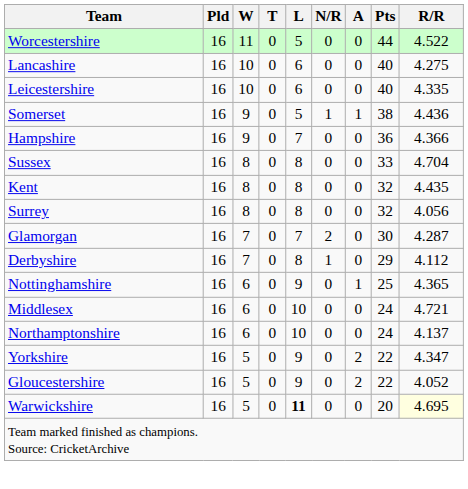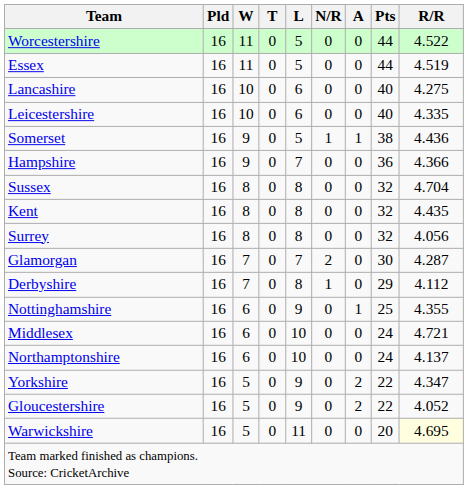+ row: (26, 65)
(385, 162) 33 -> (385, 187) 32
(431, 284) 4.365 -> (431, 308) 4.355
(299, 406) bold -> (299, 430) normal
